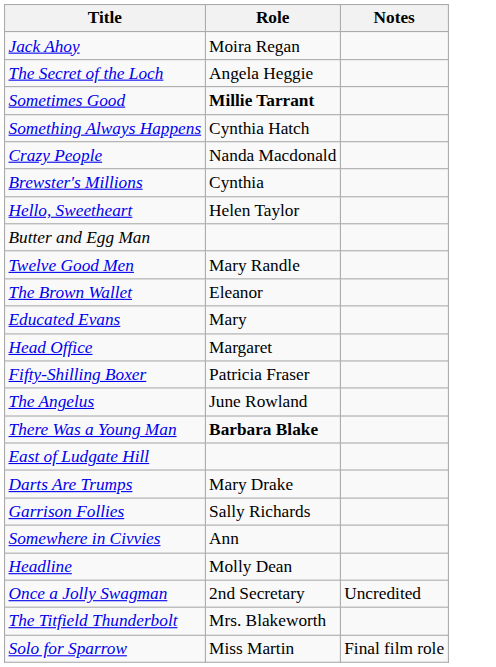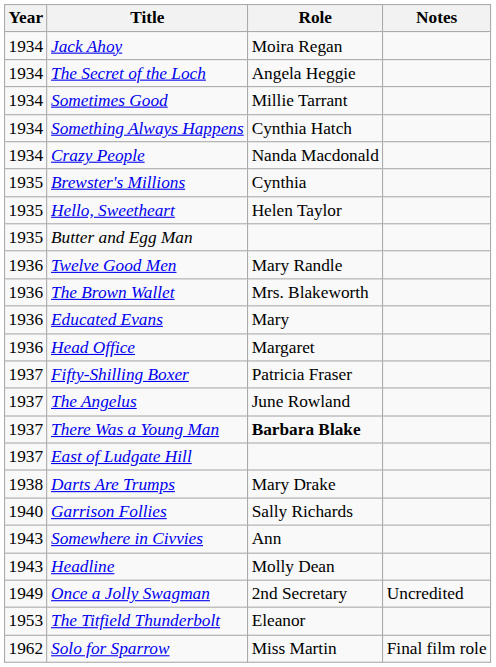+ column: (26, 18)
(262, 100) bold -> (300, 100) normal
(236, 292) Eleanor -> (310, 292) Mrs. Blakeworth
(268, 621) Mrs. Blakeworth -> (279, 621) Eleanor
